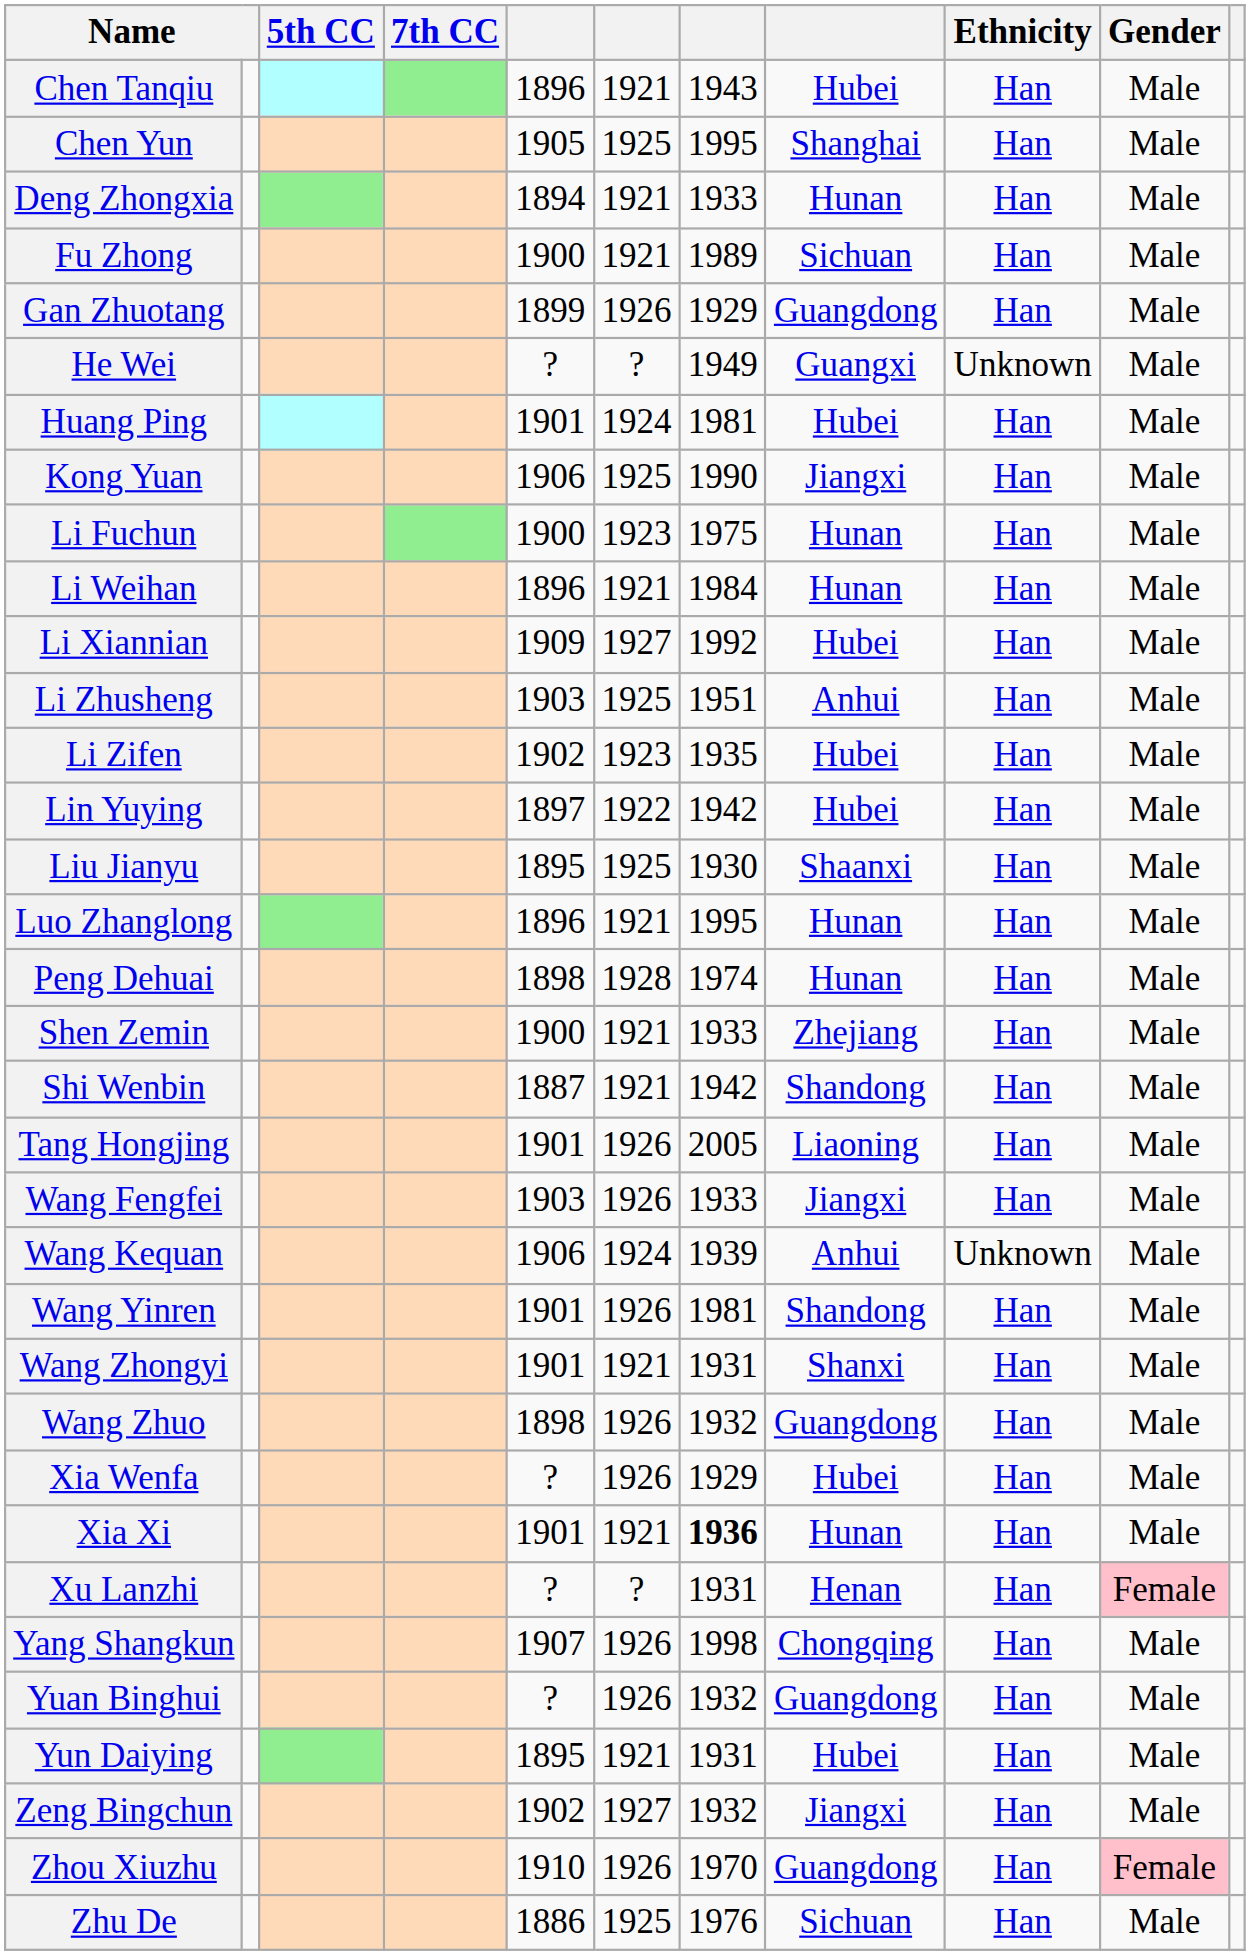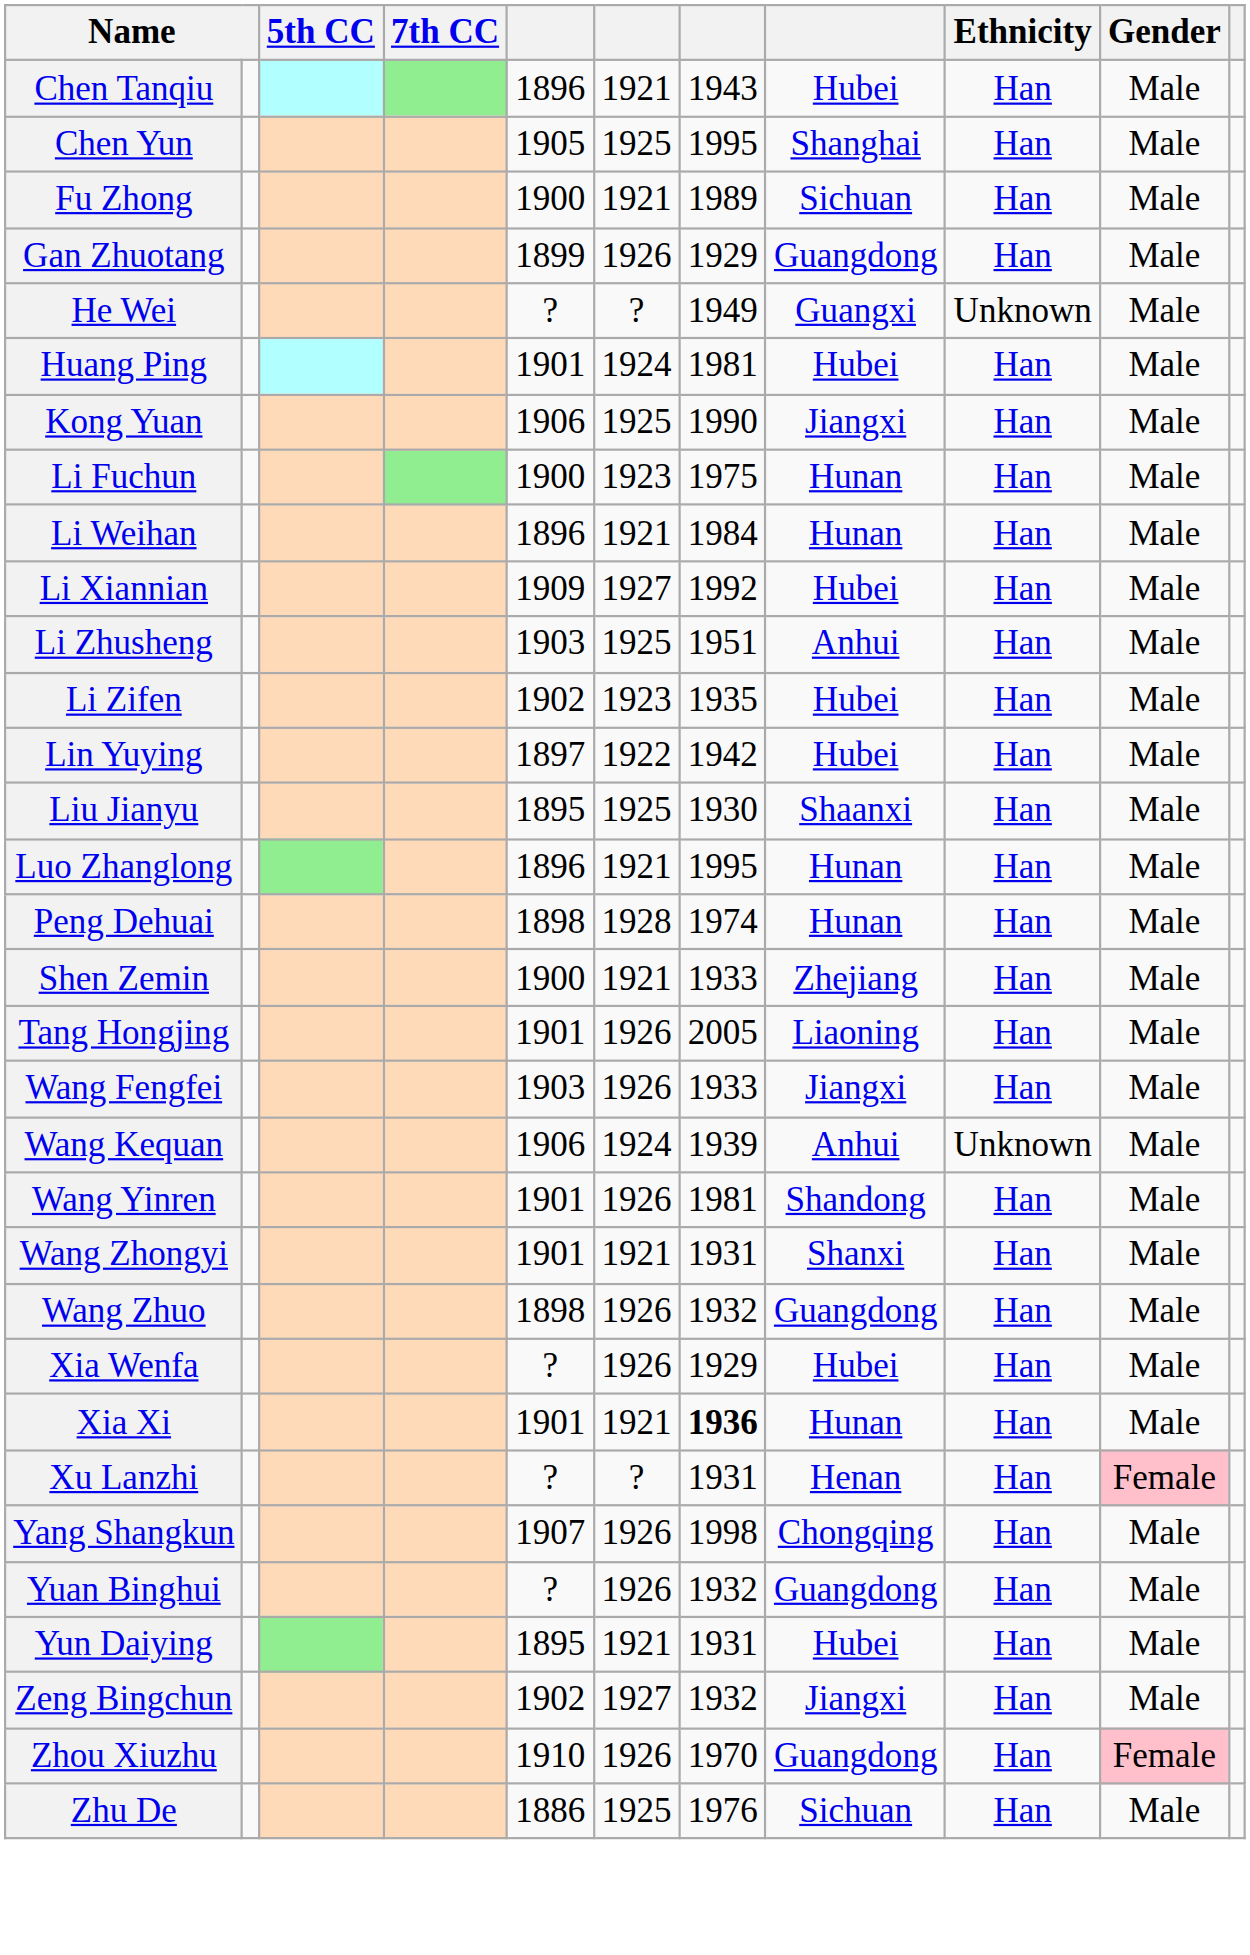- row: (124, 198)
- row: (124, 1088)
